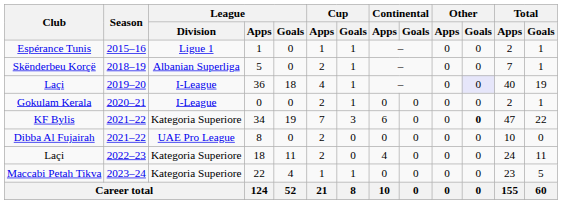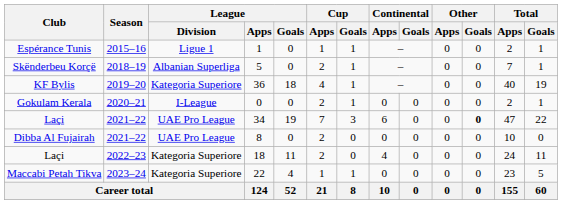(54, 84) Laçi -> (54, 84) KF Bylis
(196, 84) I-League -> (196, 84) Kategoria Superiore
(478, 84) lavender background -> (478, 84) no background
(54, 119) KF Bylis -> (54, 119) Laçi
(196, 119) Kategoria Superiore -> (196, 119) UAE Pro League
